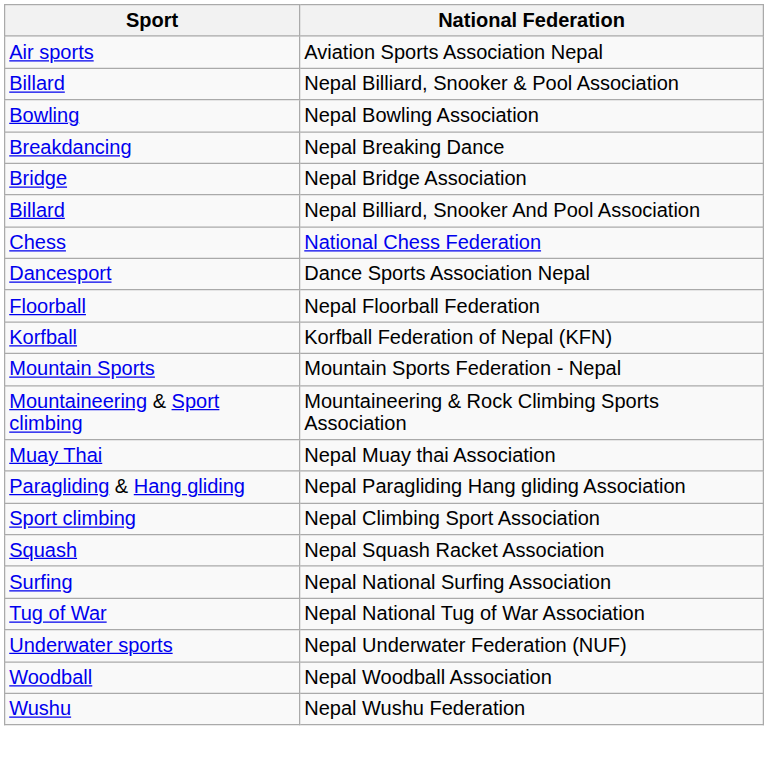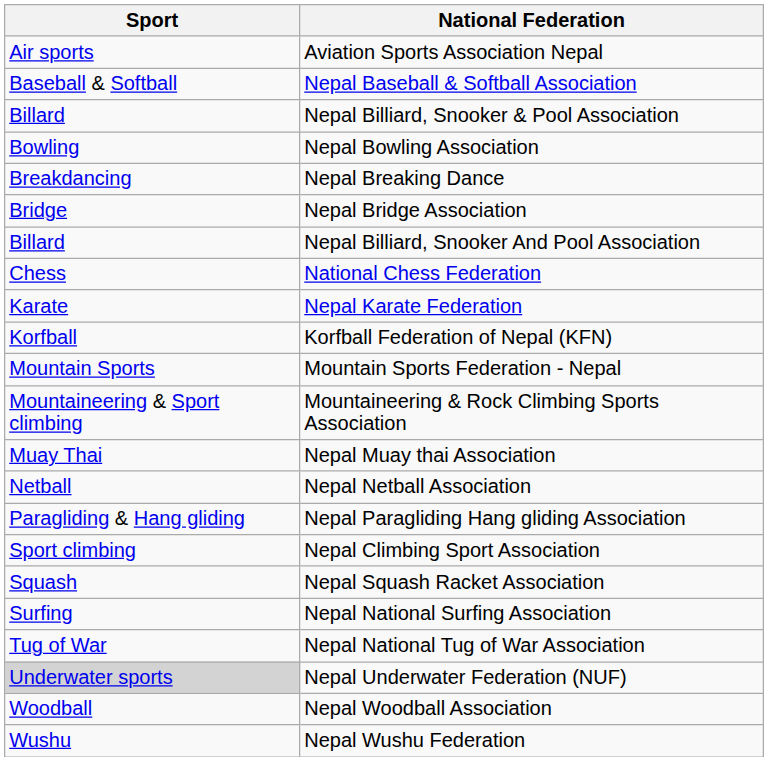+ row: (470, 83)
- row: (447, 274)
- row: (422, 305)
+ row: (413, 305)
+ row: (418, 486)
(91, 645) no background -> (91, 677) lightgrey background
